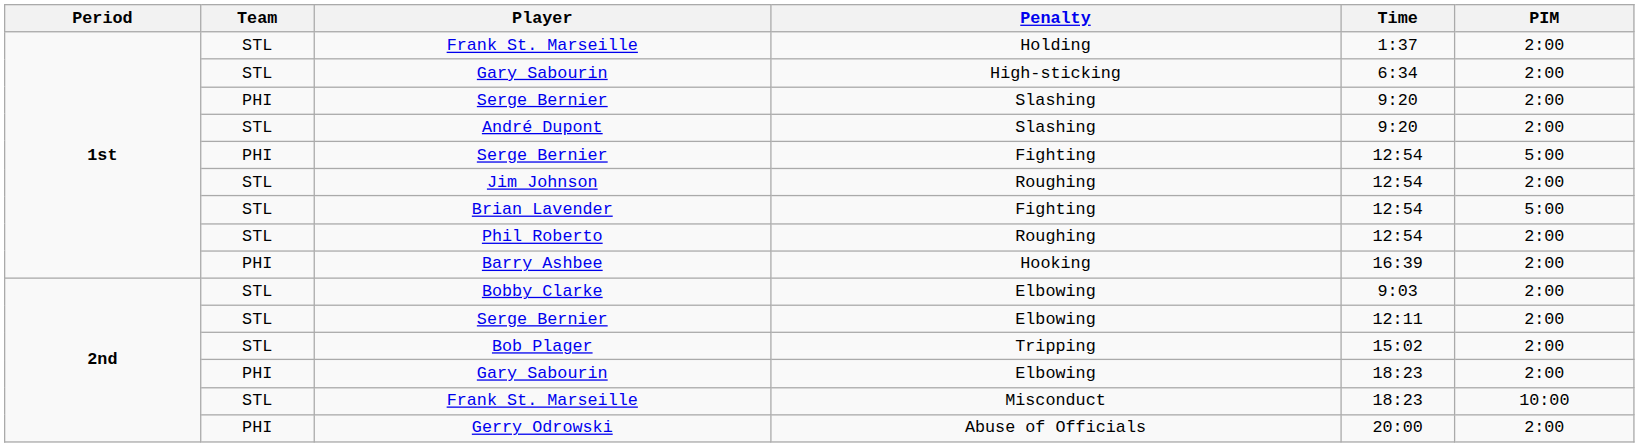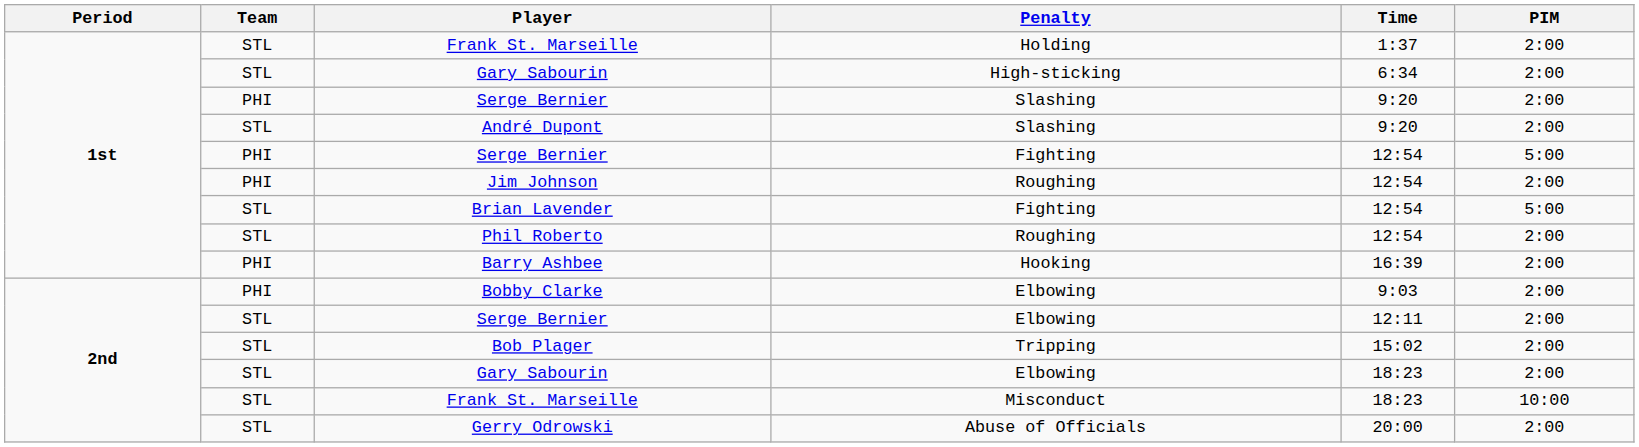(257, 182) STL -> (257, 182) PHI
(257, 292) STL -> (257, 292) PHI
(257, 374) PHI -> (257, 374) STL
(257, 428) PHI -> (257, 428) STL
